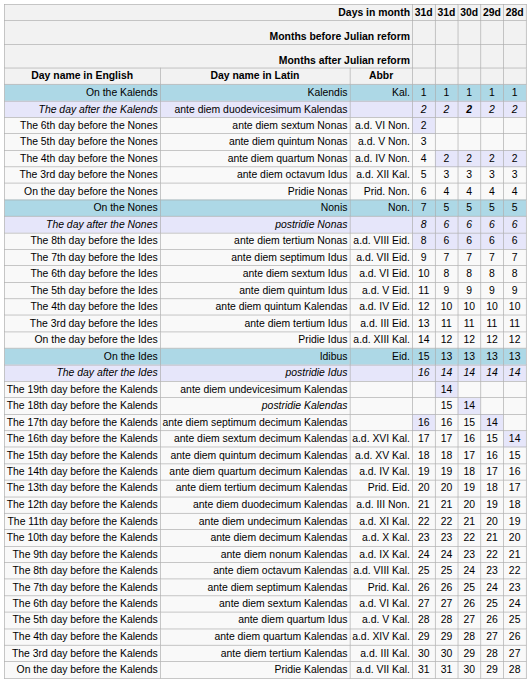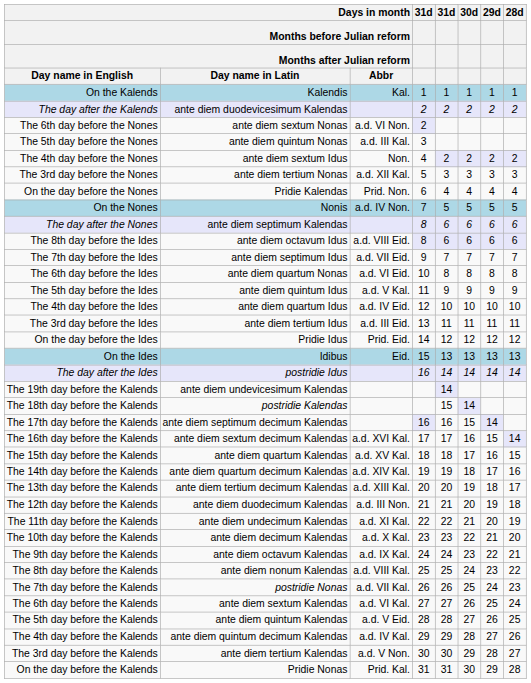(469, 109) bold -> (469, 109) normal
(384, 142) a.d. V Non. -> (385, 142) a.d. III Kal.
(288, 158) ante diem quartum Nonas -> (295, 158) ante diem sextum Idus
(383, 158) a.d. IV Non. -> (399, 158) Non.
(292, 175) ante diem octavum Idus -> (291, 175) ante diem tertium Nonas
(318, 191) Pridie Nonas -> (311, 191) Pridie Kalendas
(399, 208) Non. -> (383, 208) a.d. IV Non.
(311, 224) postridie Nonas -> (277, 224) ante diem septimum Kalendas
(291, 241) ante diem tertium Nonas -> (292, 241) ante diem octavum Idus
(295, 274) ante diem sextum Idus -> (288, 274) ante diem quartum Nonas
(386, 290) a.d. V Eid. -> (386, 290) a.d. V Kal.
(281, 307) ante diem quintum Kalendas -> (293, 307) ante diem quartum Idus
(382, 340) a.d. XIII Kal. -> (389, 340) Prid. Eid.
(259, 455) ante diem quintum decimum Kalendas -> (281, 455) ante diem quartum Kalendas
(385, 472) a.d. IV Kal. -> (381, 472) a.d. XIV Kal.
(389, 488) Prid. Eid. -> (382, 488) a.d. XIII Kal.
(284, 554) ante diem nonum Kalendas -> (280, 554) ante diem octavum Kalendas
(280, 571) ante diem octavum Kalendas -> (284, 571) ante diem nonum Kalendas
(277, 587) ante diem septimum Kalendas -> (311, 587) postridie Nonas
(389, 587) Prid. Kal. -> (383, 587) a.d. VII Kal.
(293, 620) ante diem quartum Idus -> (281, 620) ante diem quintum Kalendas
(386, 620) a.d. V Kal. -> (386, 620) a.d. V Eid.
(281, 637) ante diem quartum Kalendas -> (259, 637) ante diem quintum decimum Kalendas
(381, 637) a.d. XIV Kal. -> (385, 637) a.d. IV Kal.
(385, 653) a.d. III Kal. -> (384, 653) a.d. V Non.
(311, 670) Pridie Kalendas -> (318, 670) Pridie Nonas
(383, 670) a.d. VII Kal. -> (389, 670) Prid. Kal.
